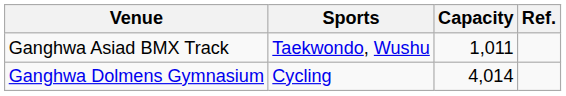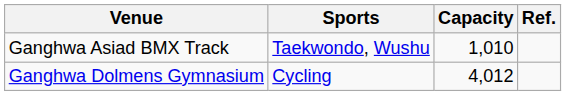(492, 47) 1,011 -> (491, 47) 1,010
(491, 76) 4,014 -> (491, 76) 4,012
